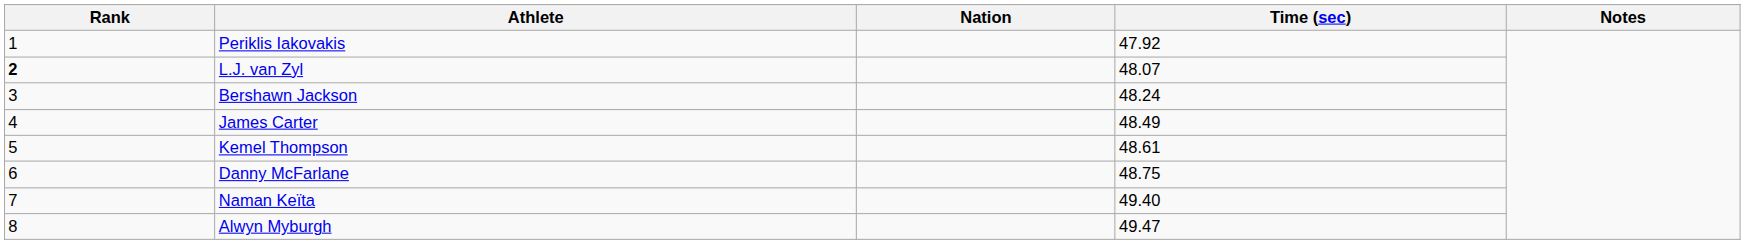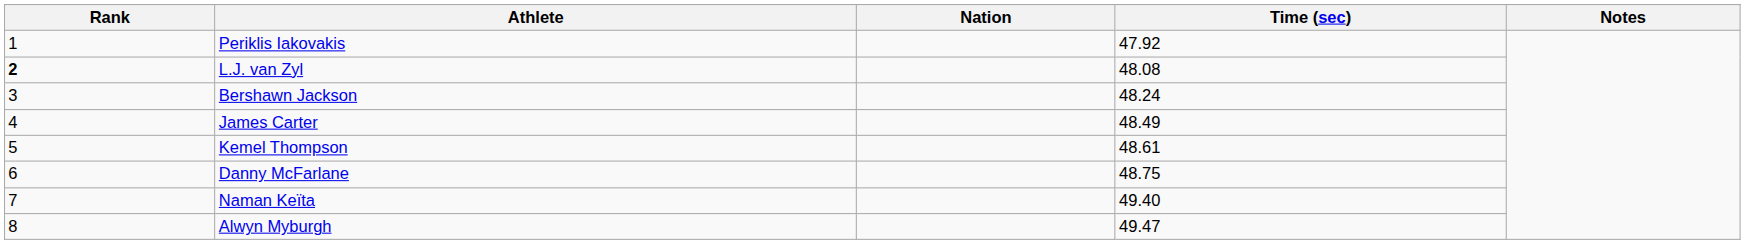(1140, 69) 48.07 -> (1140, 69) 48.08
